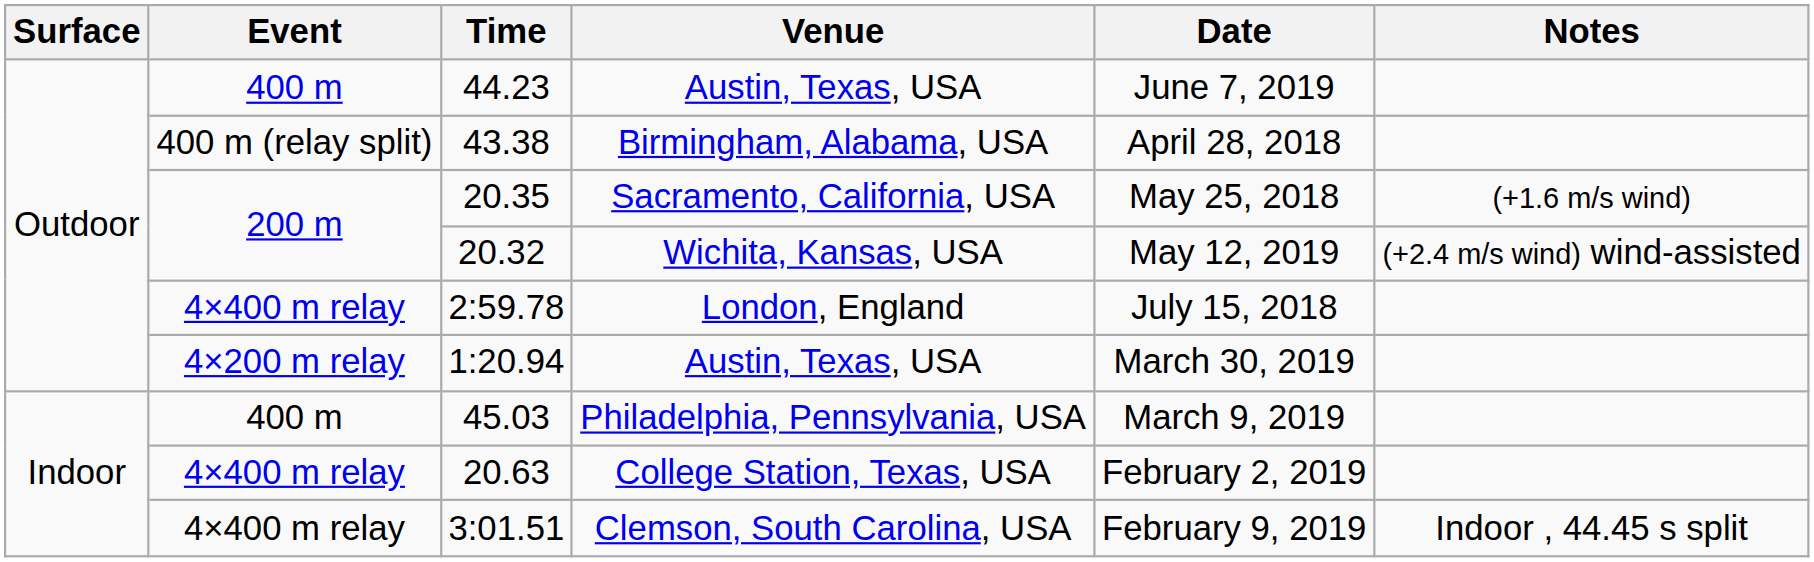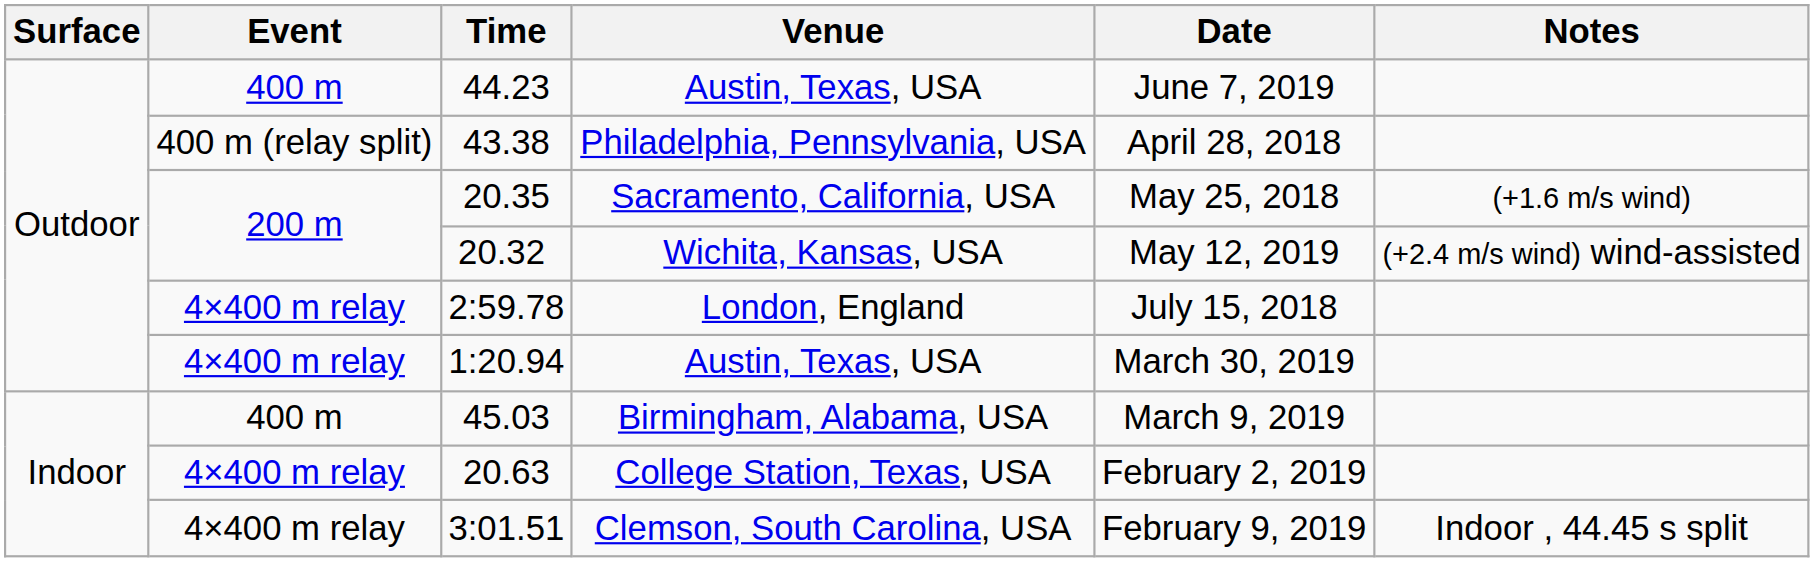(833, 142) Birmingham, Alabama, USA -> (833, 142) Philadelphia, Pennsylvania, USA
(294, 362) 4×200 m relay -> (294, 362) 4×400 m relay
(833, 417) Philadelphia, Pennsylvania, USA -> (833, 417) Birmingham, Alabama, USA
